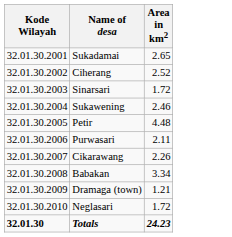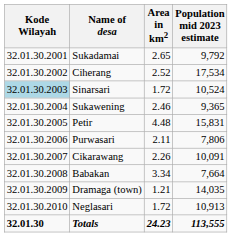+ column: (200, 26)
(37, 89) no background -> (37, 89) lightblue background
